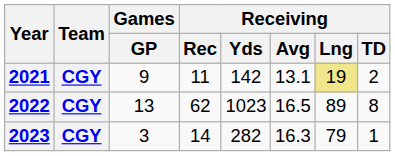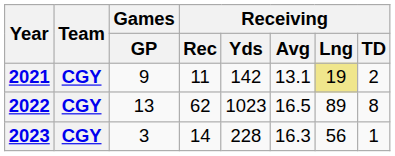(246, 135) 282 -> (246, 135) 228
(336, 135) 79 -> (336, 135) 56
